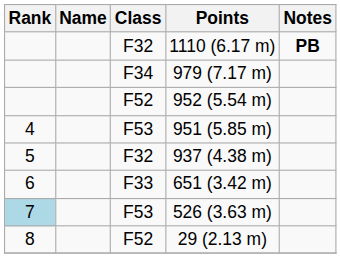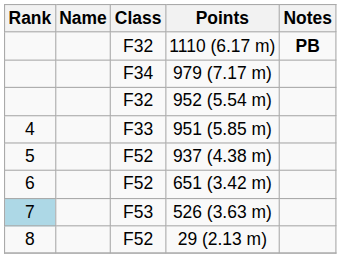(138, 101) F52 -> (138, 101) F32
(138, 128) F53 -> (138, 128) F33
(138, 156) F32 -> (138, 156) F52
(138, 184) F33 -> (138, 184) F52
